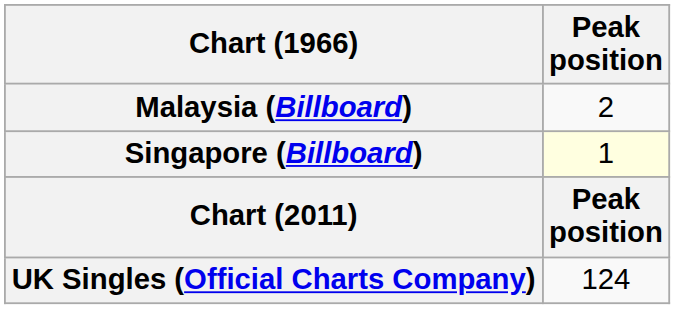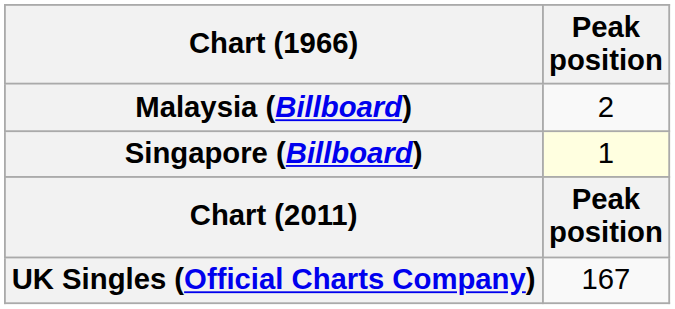(606, 279) 124 -> (606, 279) 167
